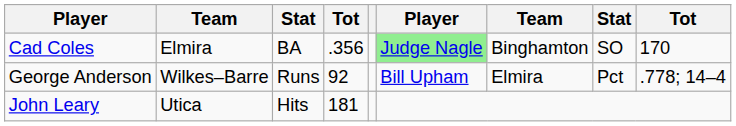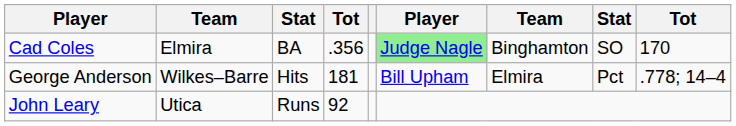(298, 76) Runs -> (293, 76) Hits
(338, 76) 92 -> (343, 76) 181
(293, 105) Hits -> (298, 105) Runs
(343, 105) 181 -> (338, 105) 92
